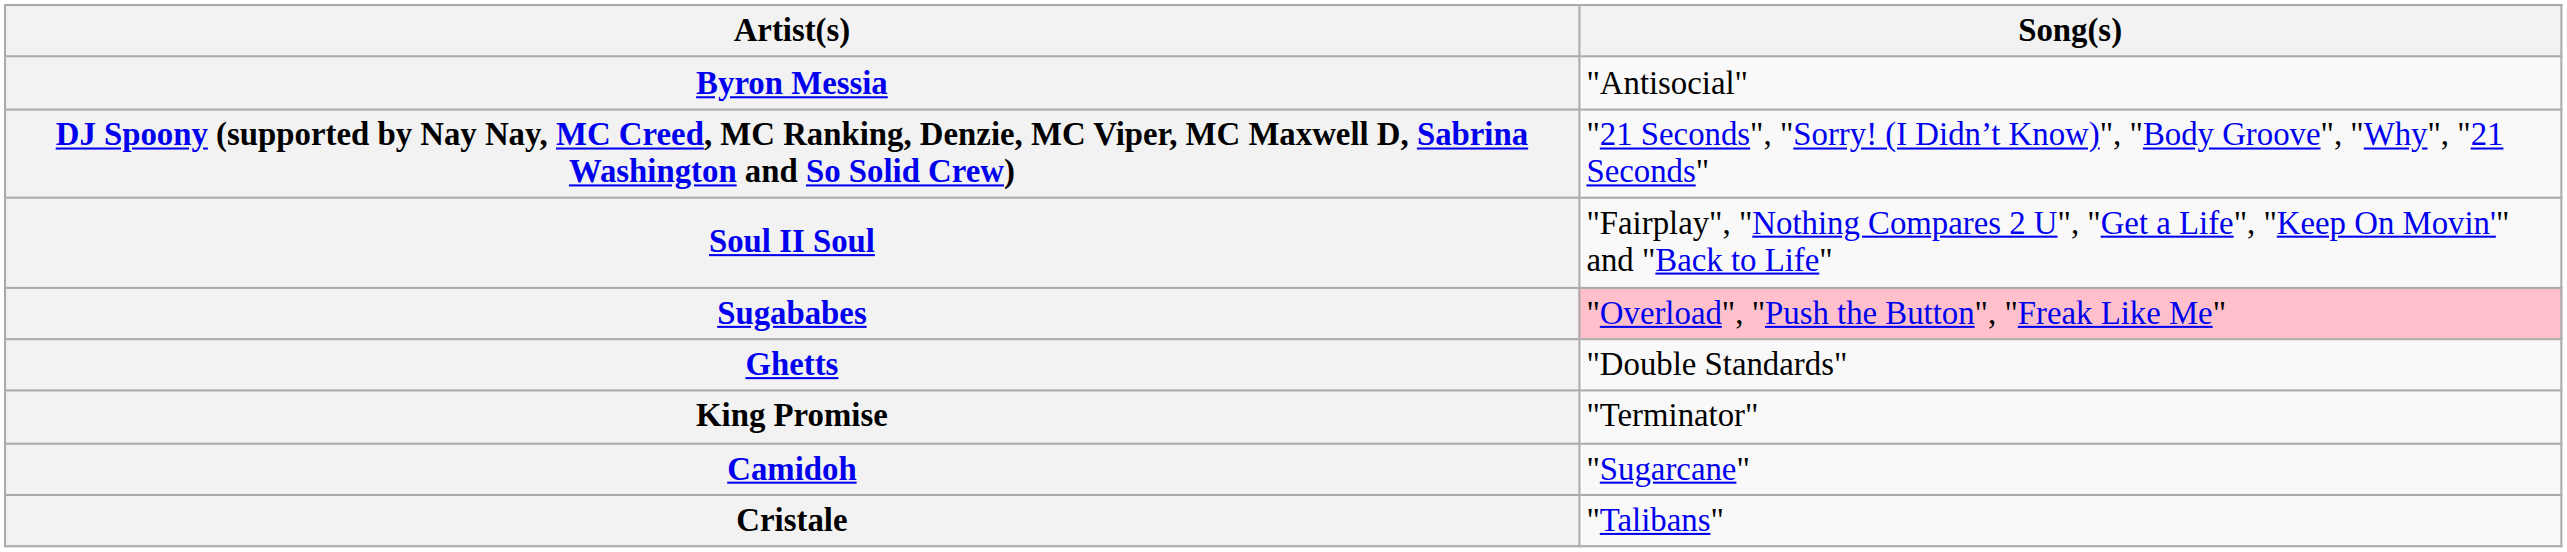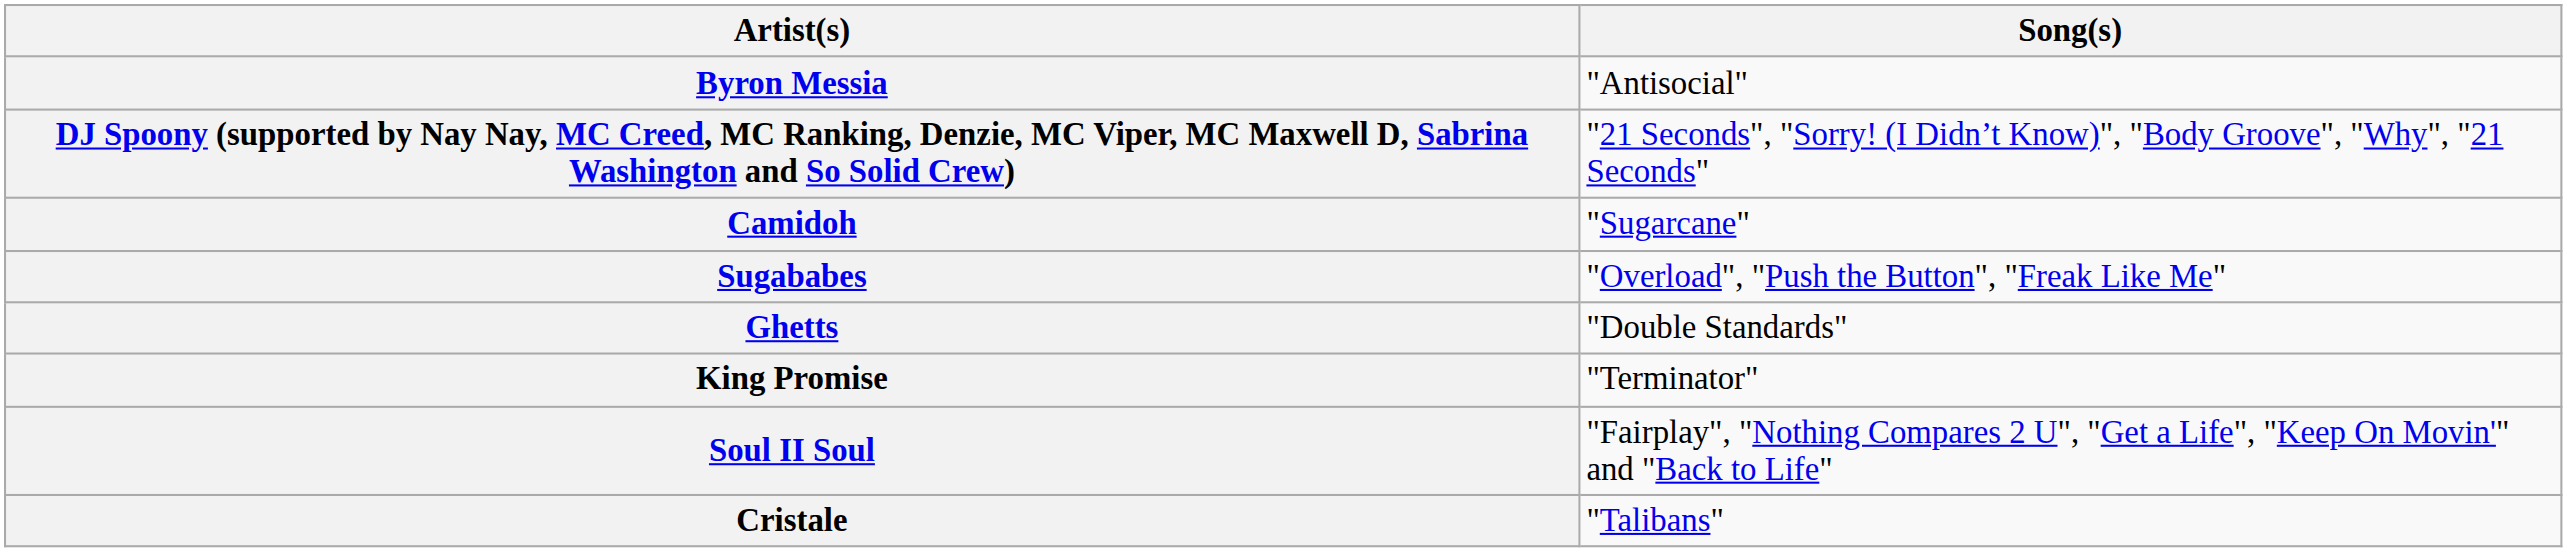rows swapped: (792, 241) <-> (792, 468)
(1906, 312) pink background -> (1906, 275) no background
